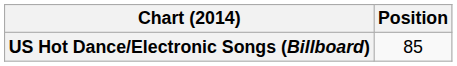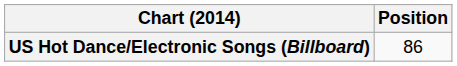(413, 46) 85 -> (413, 46) 86
